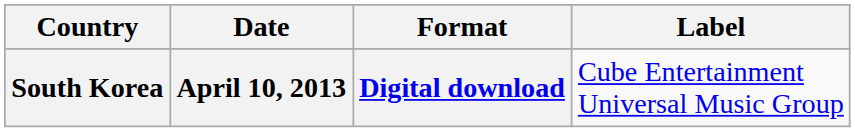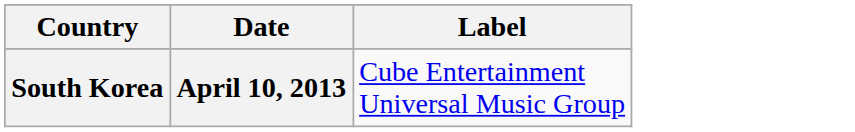- column: (462, 26)
